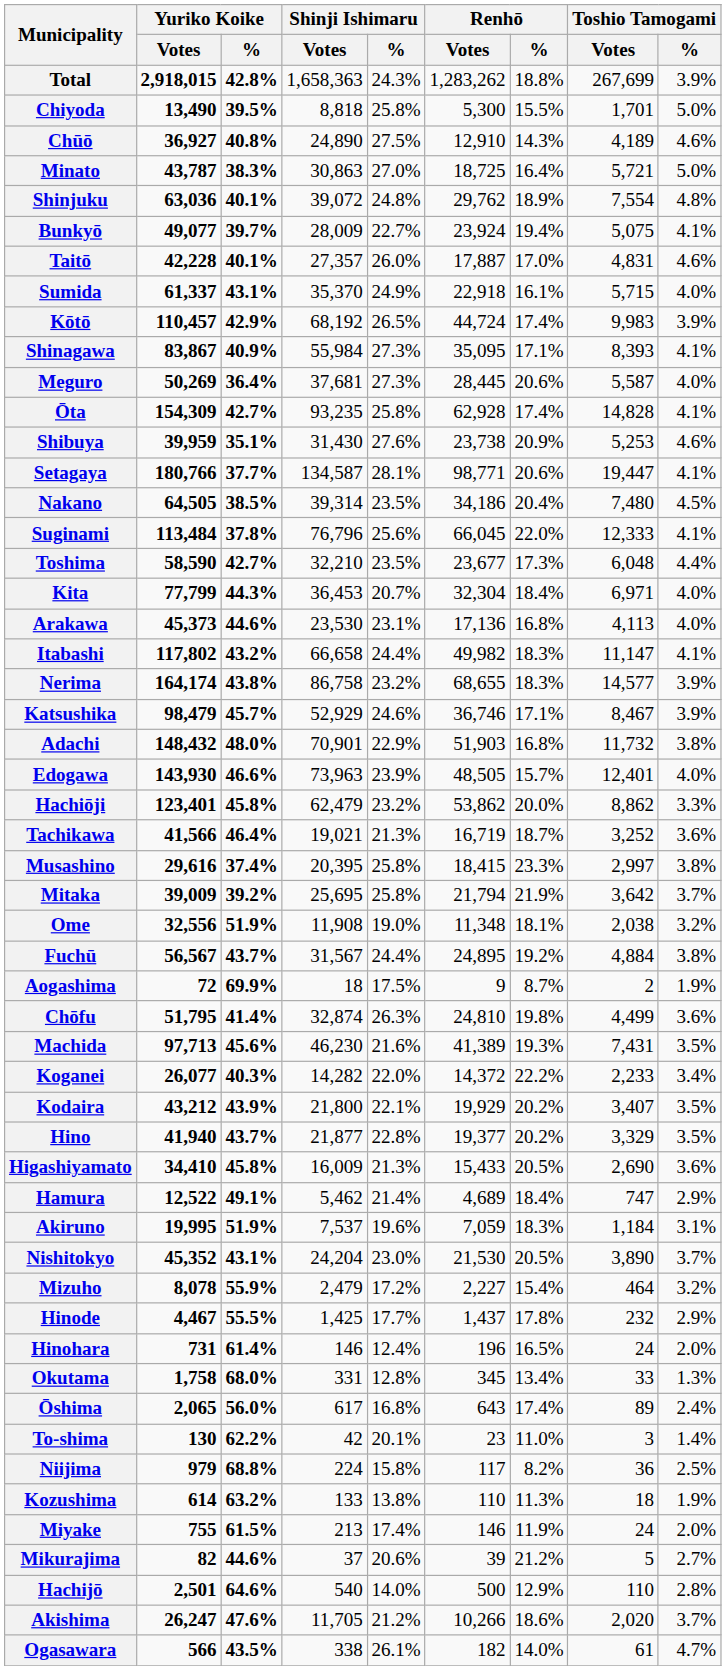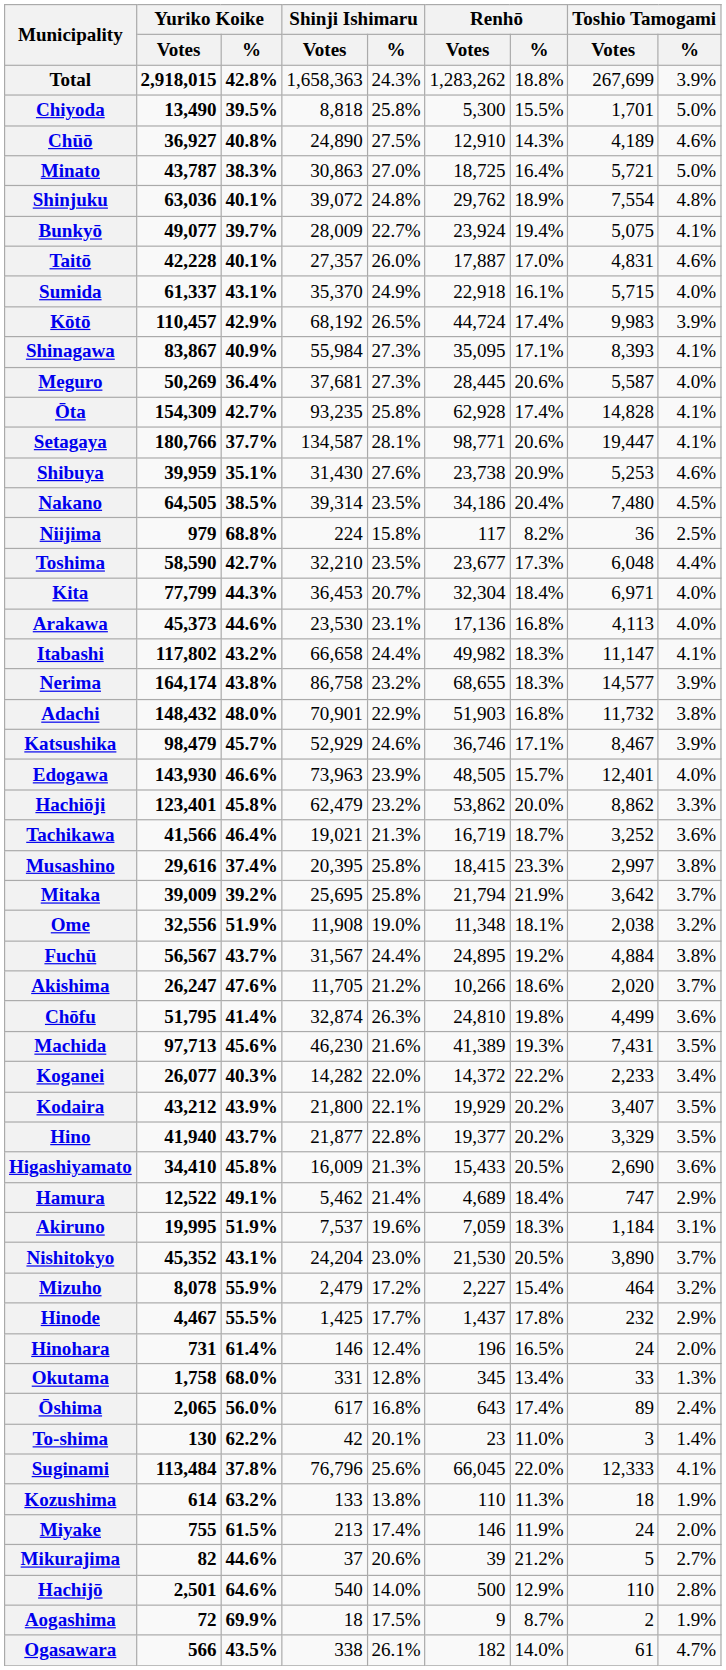rows swapped: (70, 472) <-> (70, 442)
rows swapped: (70, 532) <-> (70, 1469)
rows swapped: (70, 744) <-> (70, 714)
rows swapped: (70, 1619) <-> (70, 985)
